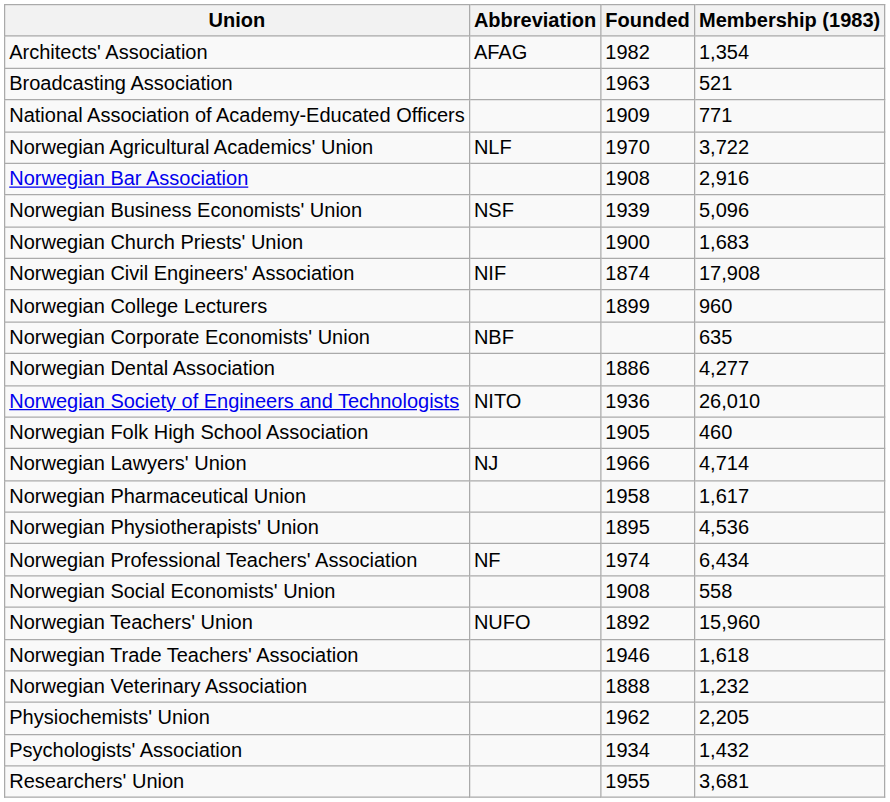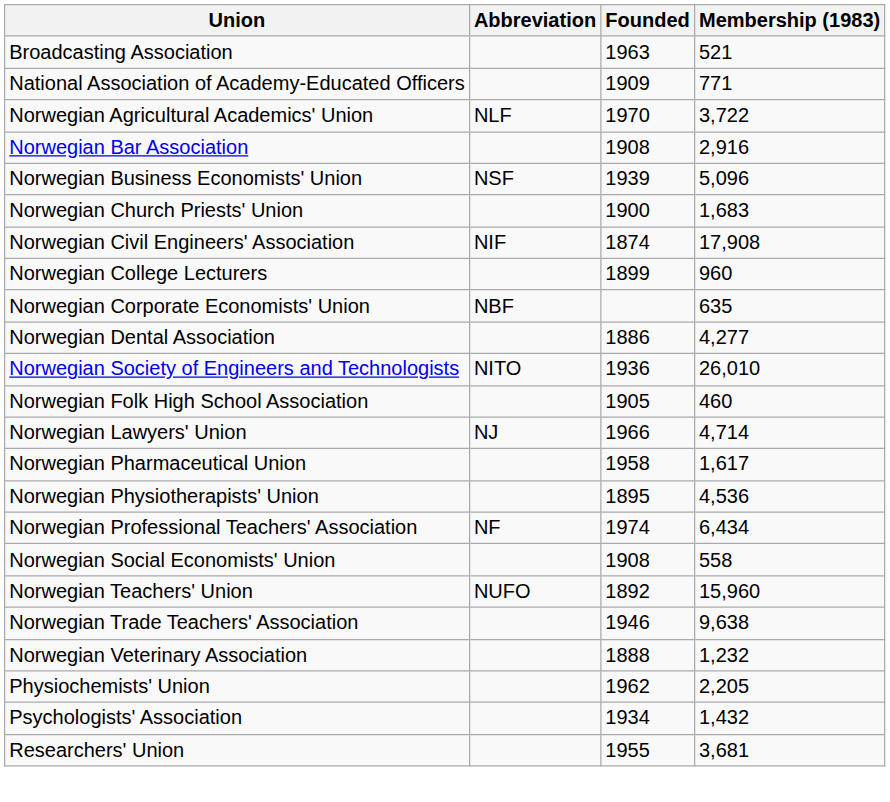- row: (108, 52)
(724, 654) 1,618 -> (724, 623) 9,638
